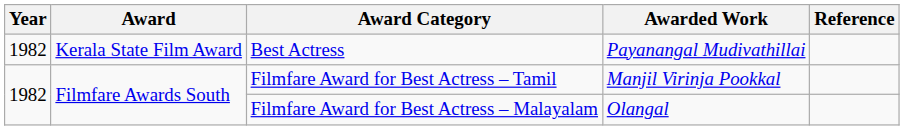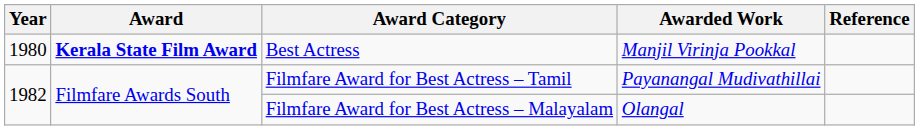(28, 49) 1982 -> (28, 49) 1980
(149, 49) normal -> (156, 49) bold
(706, 49) Payanangal Mudivathillai -> (709, 49) Manjil Virinja Pookkal
(694, 79) Manjil Virinja Pookkal -> (721, 79) Payanangal Mudivathillai
